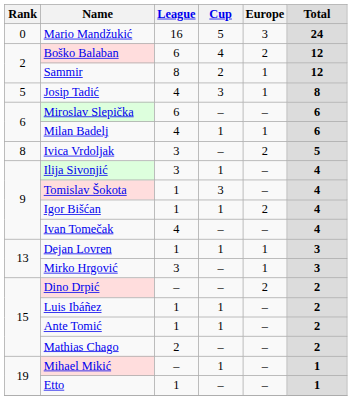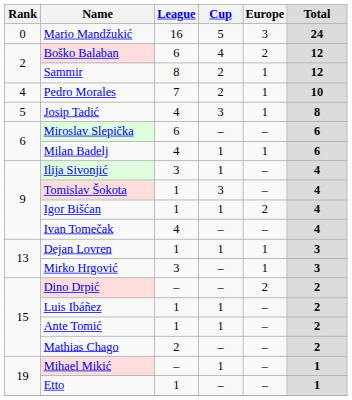+ row: (80, 92)
- row: (79, 151)
